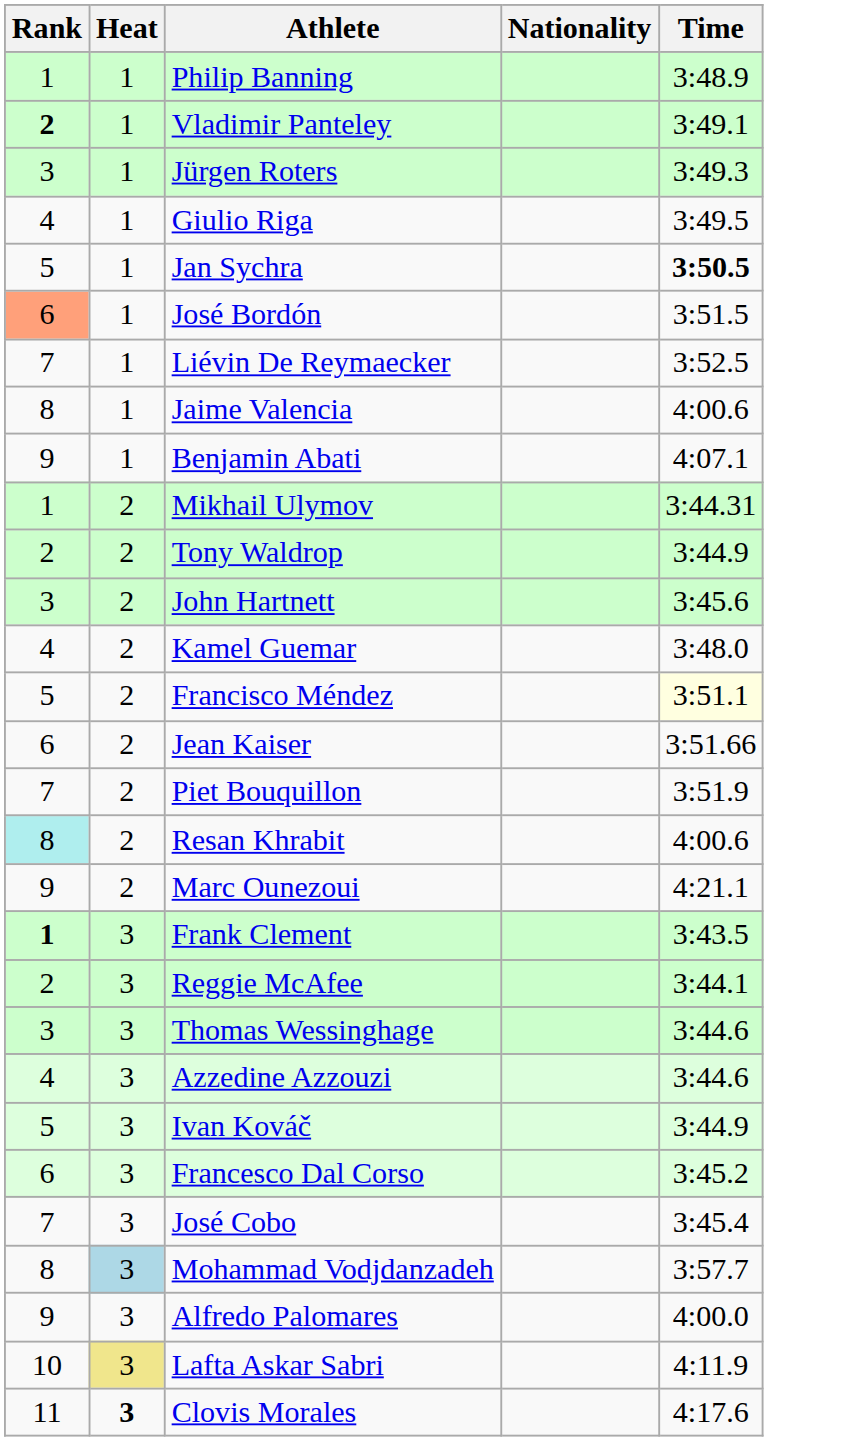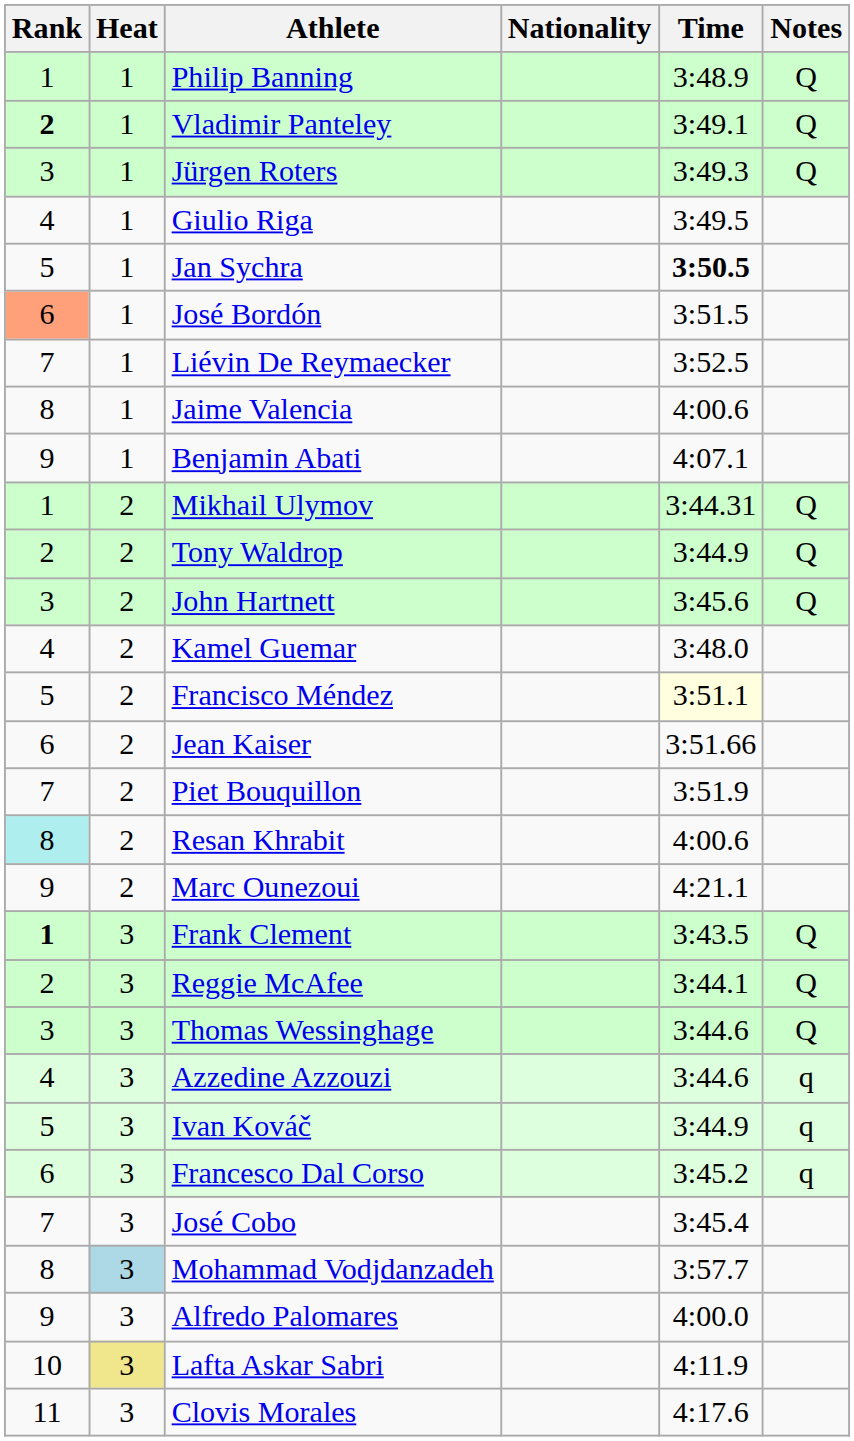+ column: (806, 28)
(127, 1411) bold -> (127, 1411) normal
